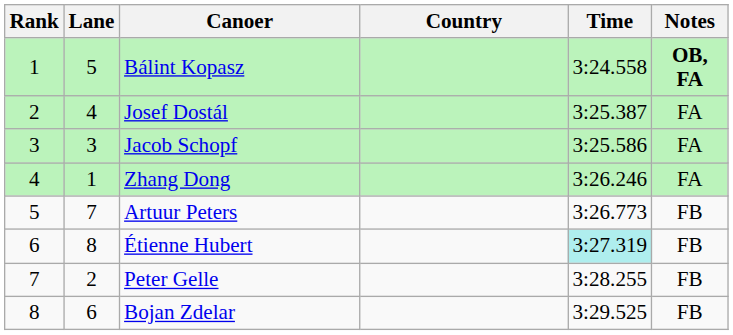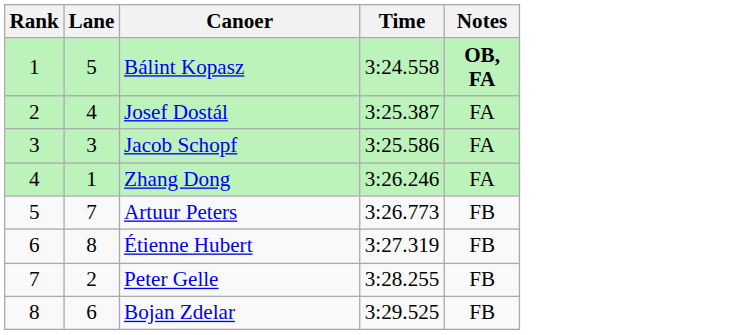- column: (464, 21)
(610, 245) paleturquoise background -> (402, 245) no background
